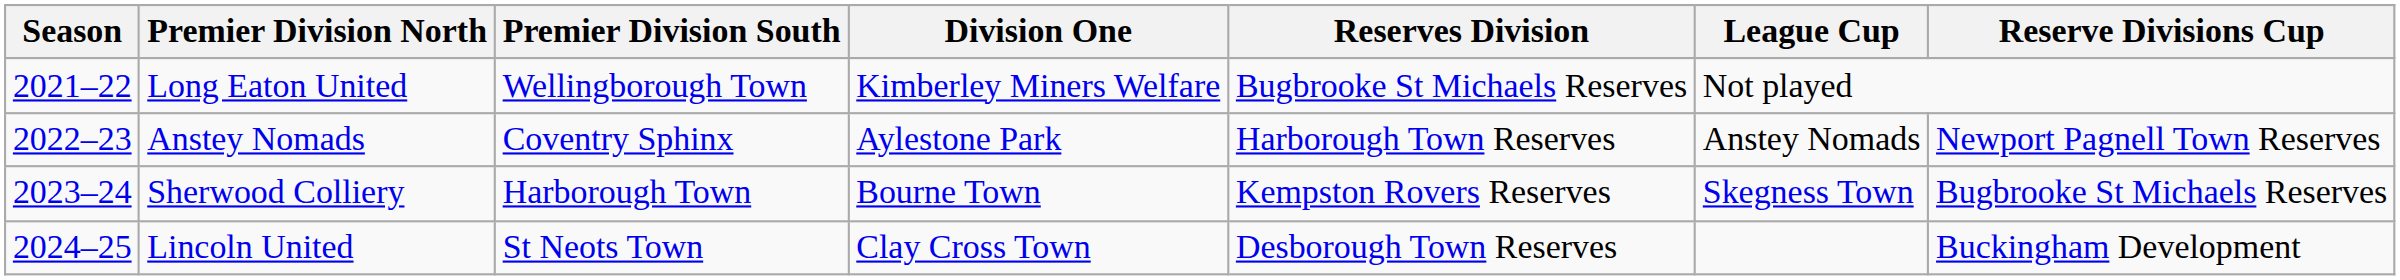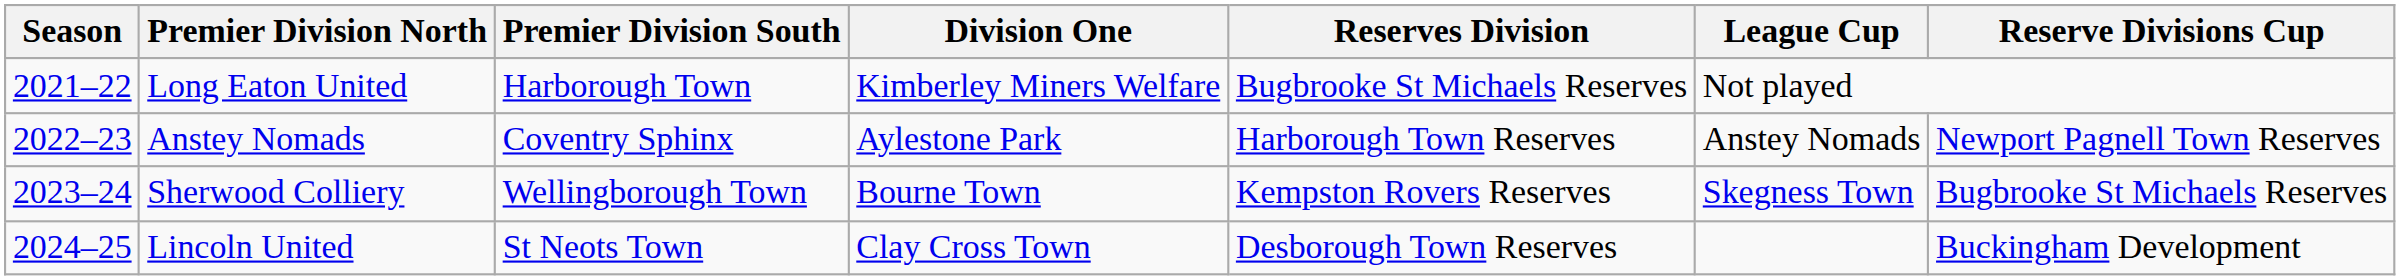(655, 85) Wellingborough Town -> (627, 85) Harborough Town
(627, 192) Harborough Town -> (655, 192) Wellingborough Town
